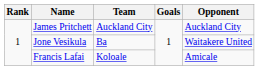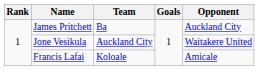(124, 27) Auckland City -> (102, 27) Ba
(102, 42) Ba -> (124, 42) Auckland City
